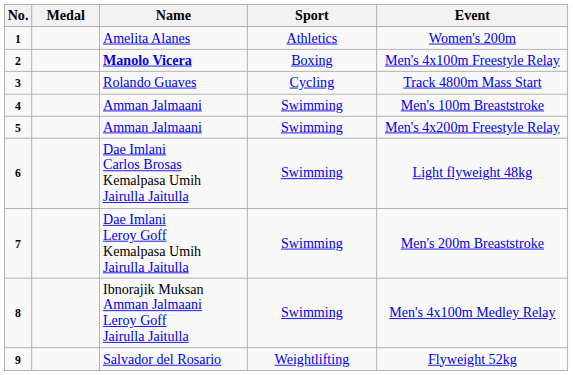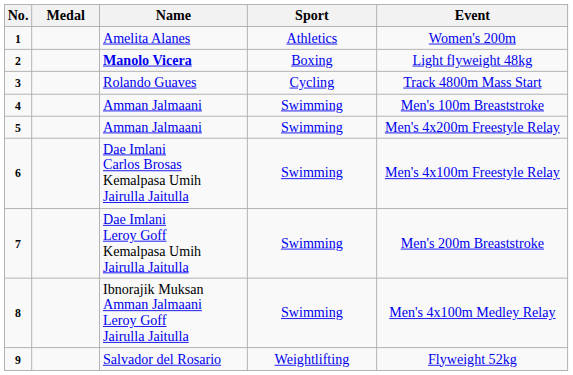(472, 60) Men's 4x100m Freestyle Relay -> (472, 60) Light flyweight 48kg
(472, 173) Light flyweight 48kg -> (472, 173) Men's 4x100m Freestyle Relay
